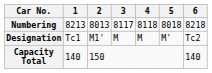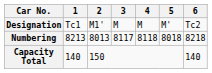rows swapped: (34, 38) <-> (34, 25)
